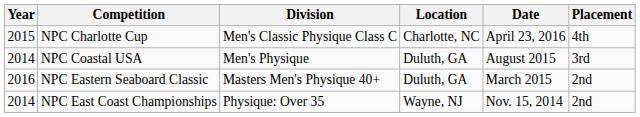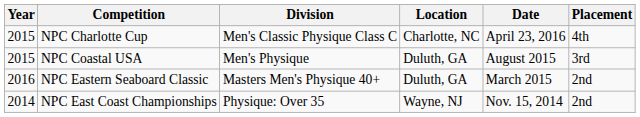(21, 58) 2014 -> (21, 58) 2015
